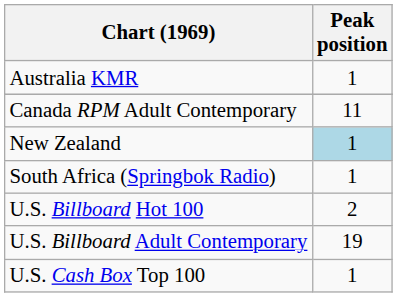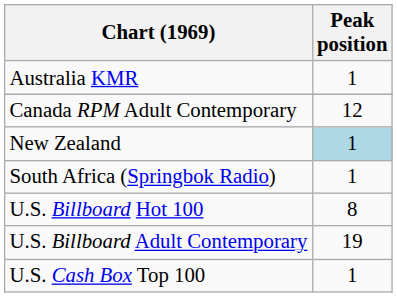(352, 110) 11 -> (352, 110) 12
(352, 209) 2 -> (352, 209) 8
